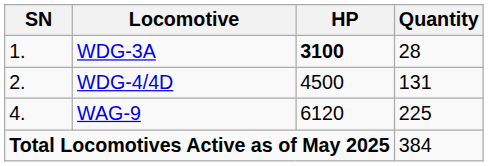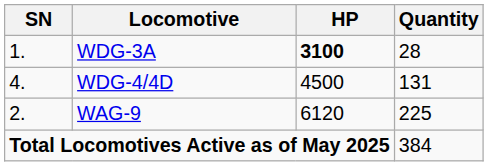(17, 82) 2. -> (17, 82) 4.
(17, 113) 4. -> (17, 113) 2.
